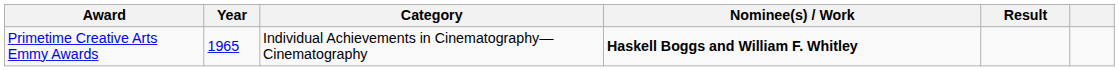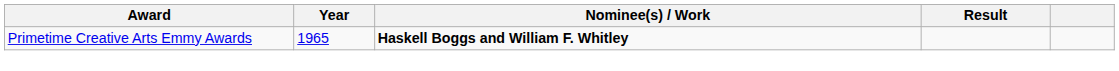- column: (432, 15)
